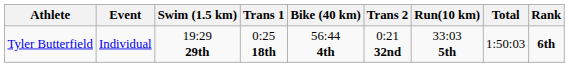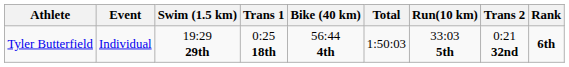columns swapped: (388, 15) <-> (506, 15)
